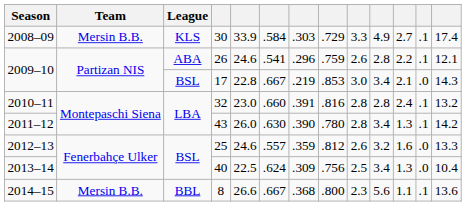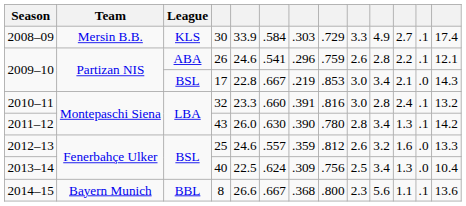(245, 102) 23.0 -> (245, 102) 23.3
(359, 102) 2.8 -> (359, 102) 3.0
(110, 190) Mersin B.B. -> (110, 190) Bayern Munich
